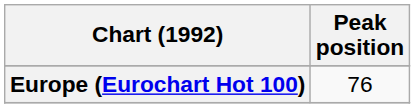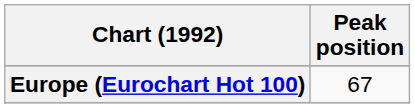(360, 84) 76 -> (360, 84) 67
